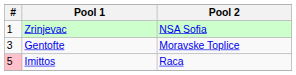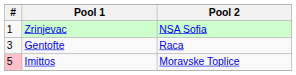(199, 45) Moravske Toplice -> (171, 45) Raca
(171, 62) Raca -> (199, 62) Moravske Toplice
